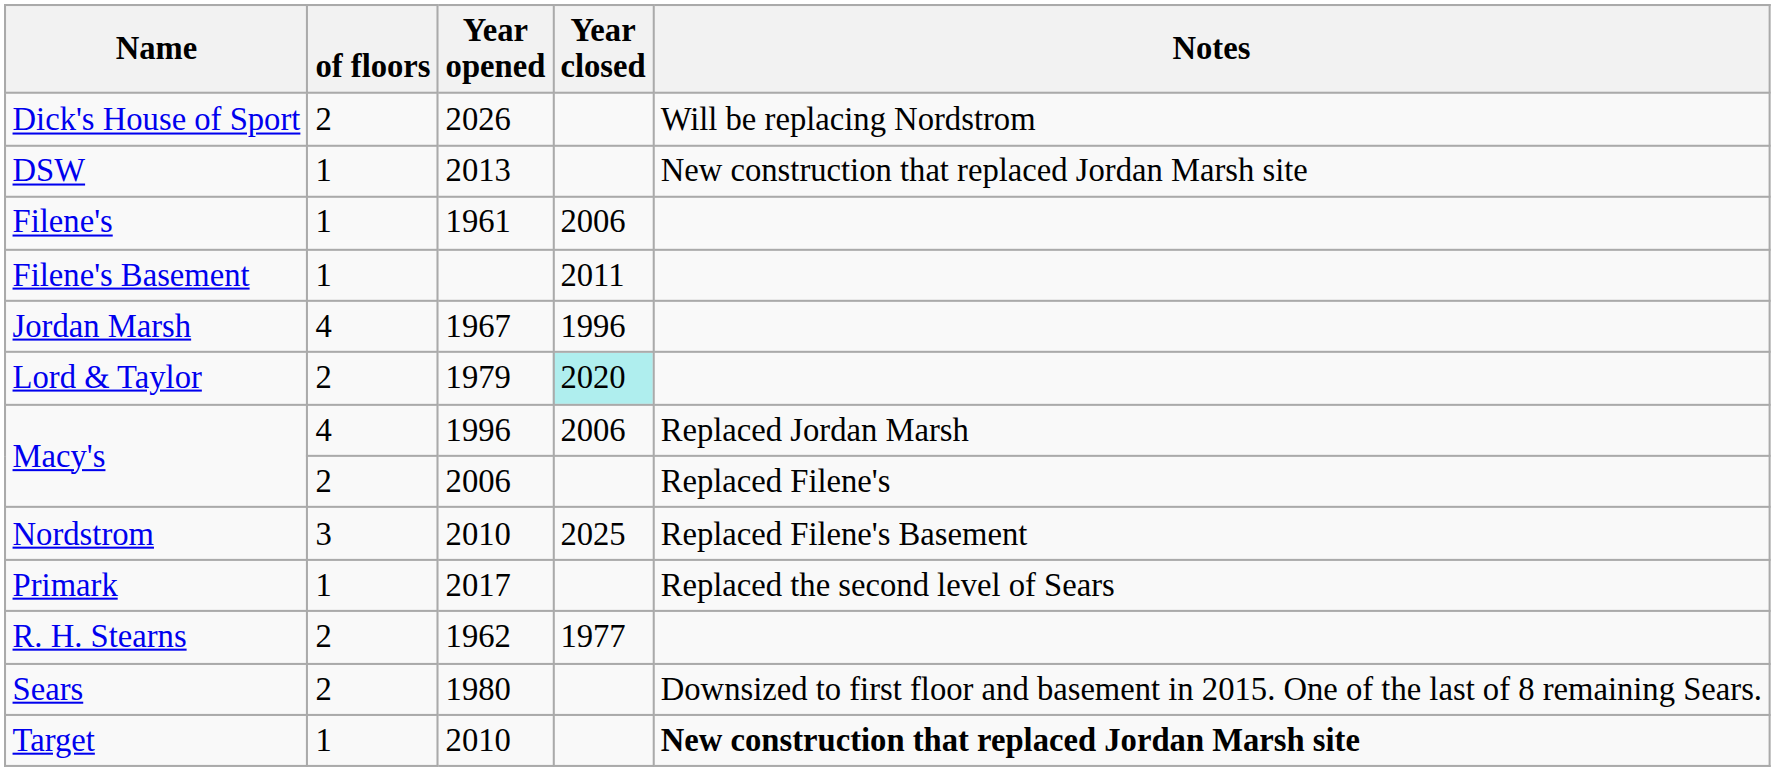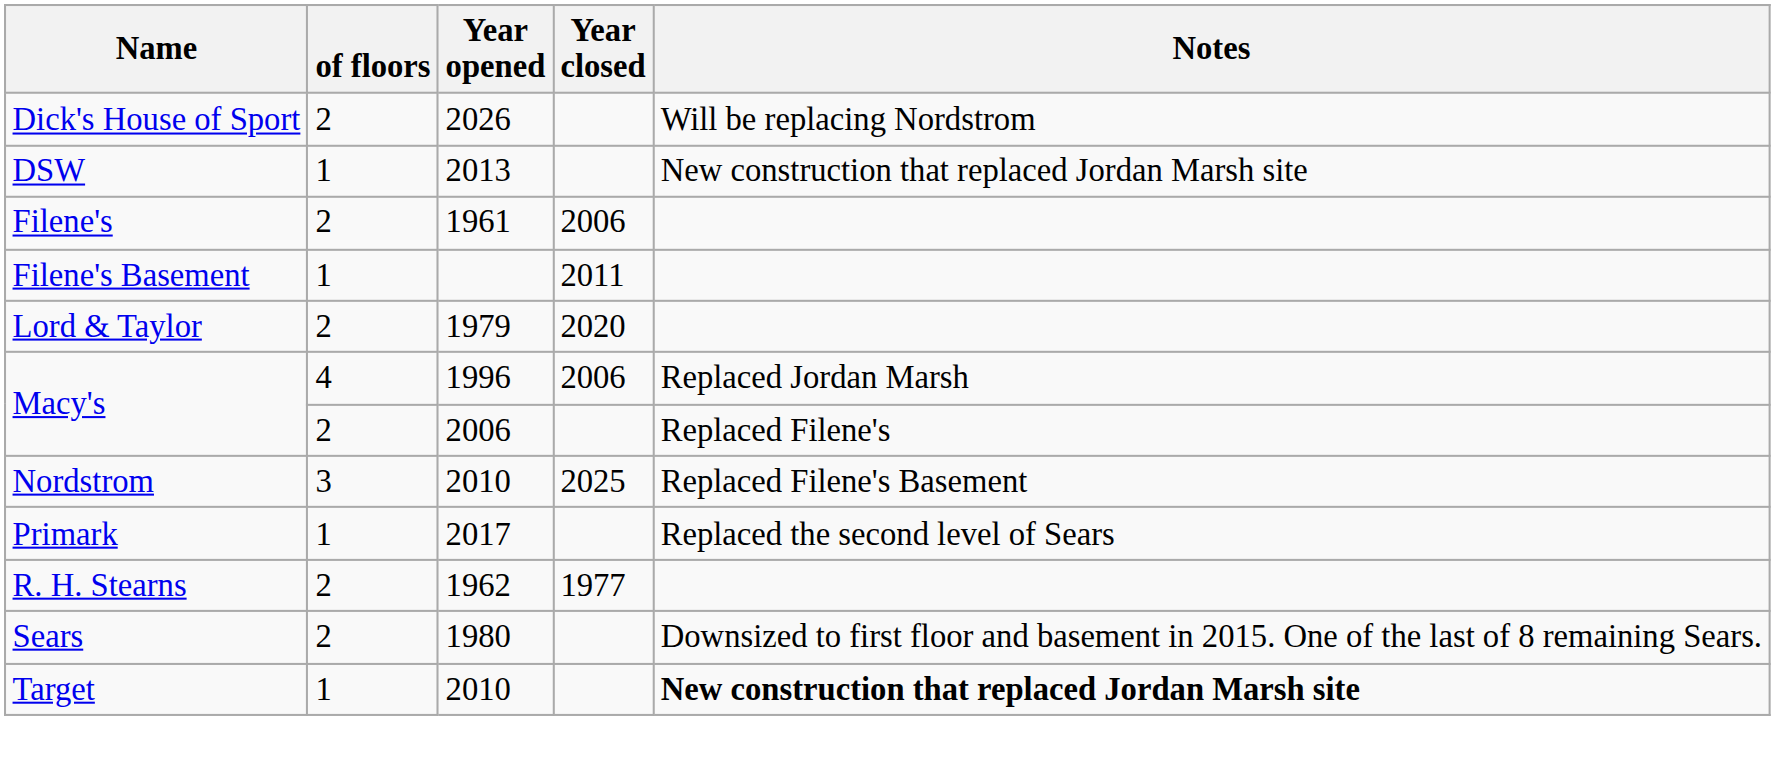(324, 222) 1 -> (324, 222) 2
- row: (102, 325)
(593, 377) paleturquoise background -> (593, 325) no background
